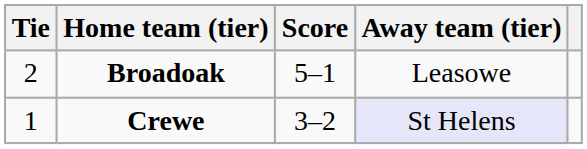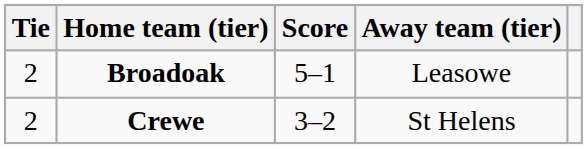(31, 119) 1 -> (31, 119) 2
(461, 119) lavender background -> (461, 119) no background
